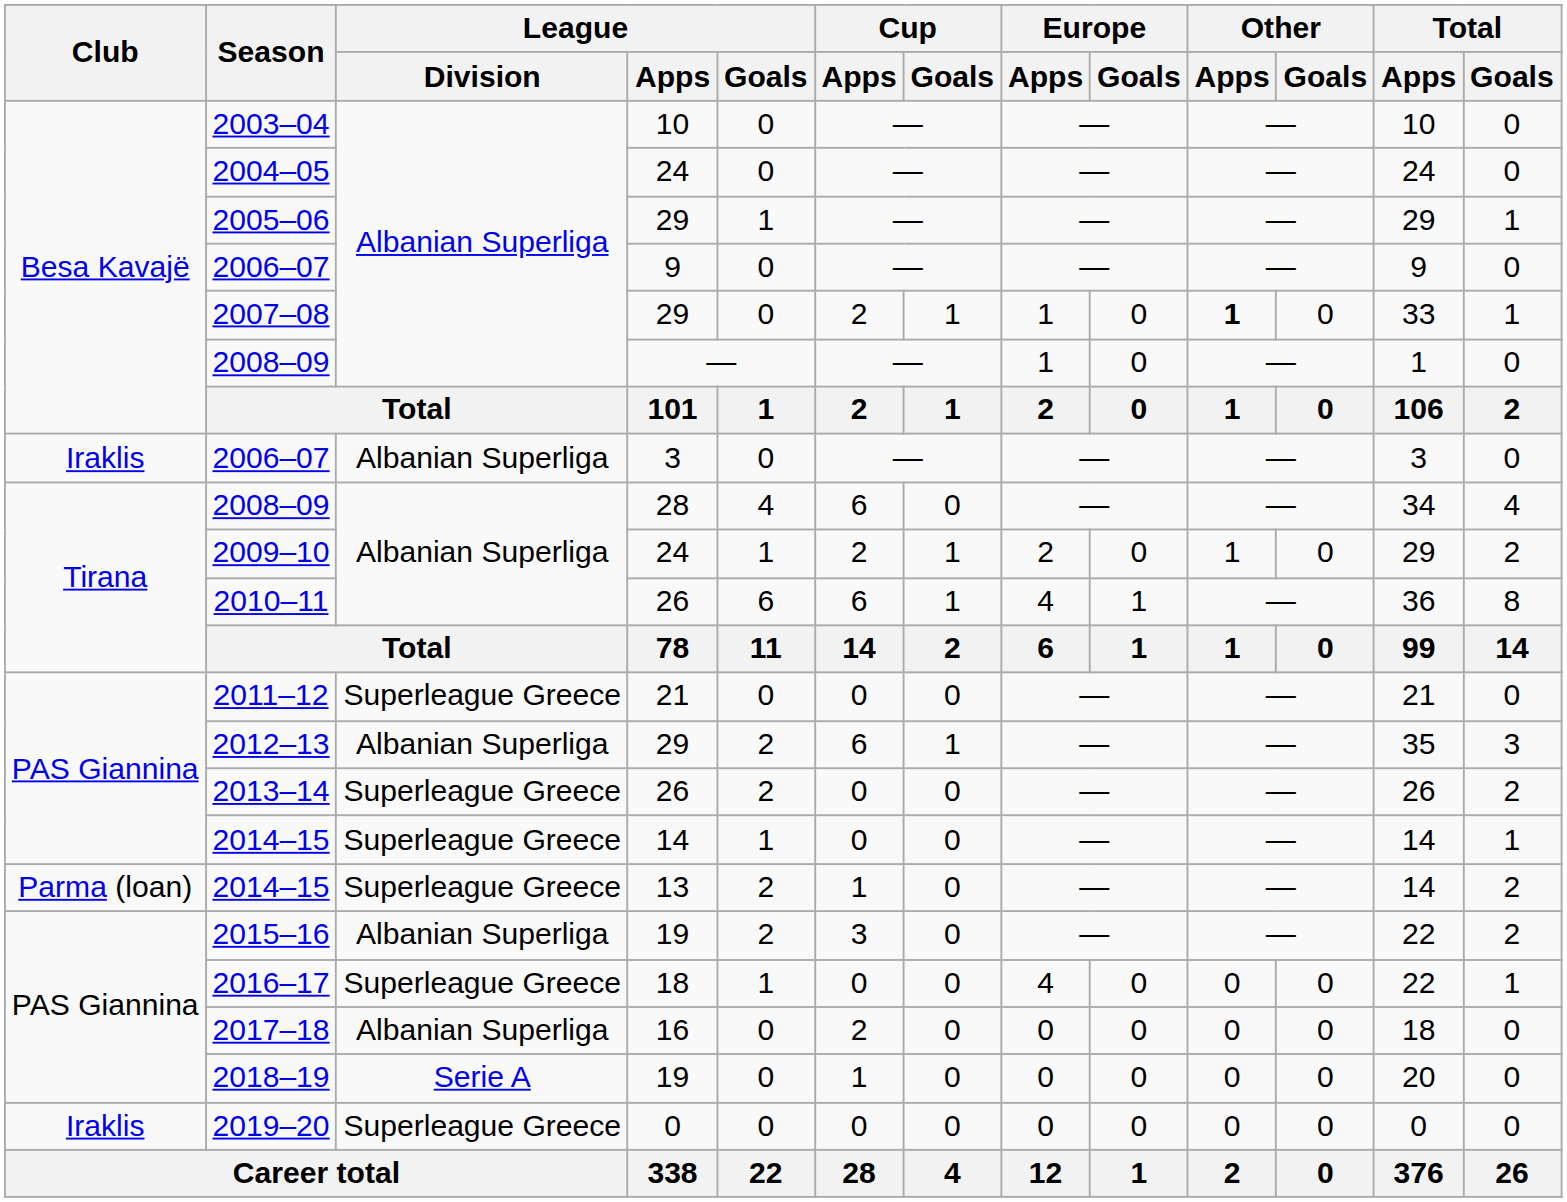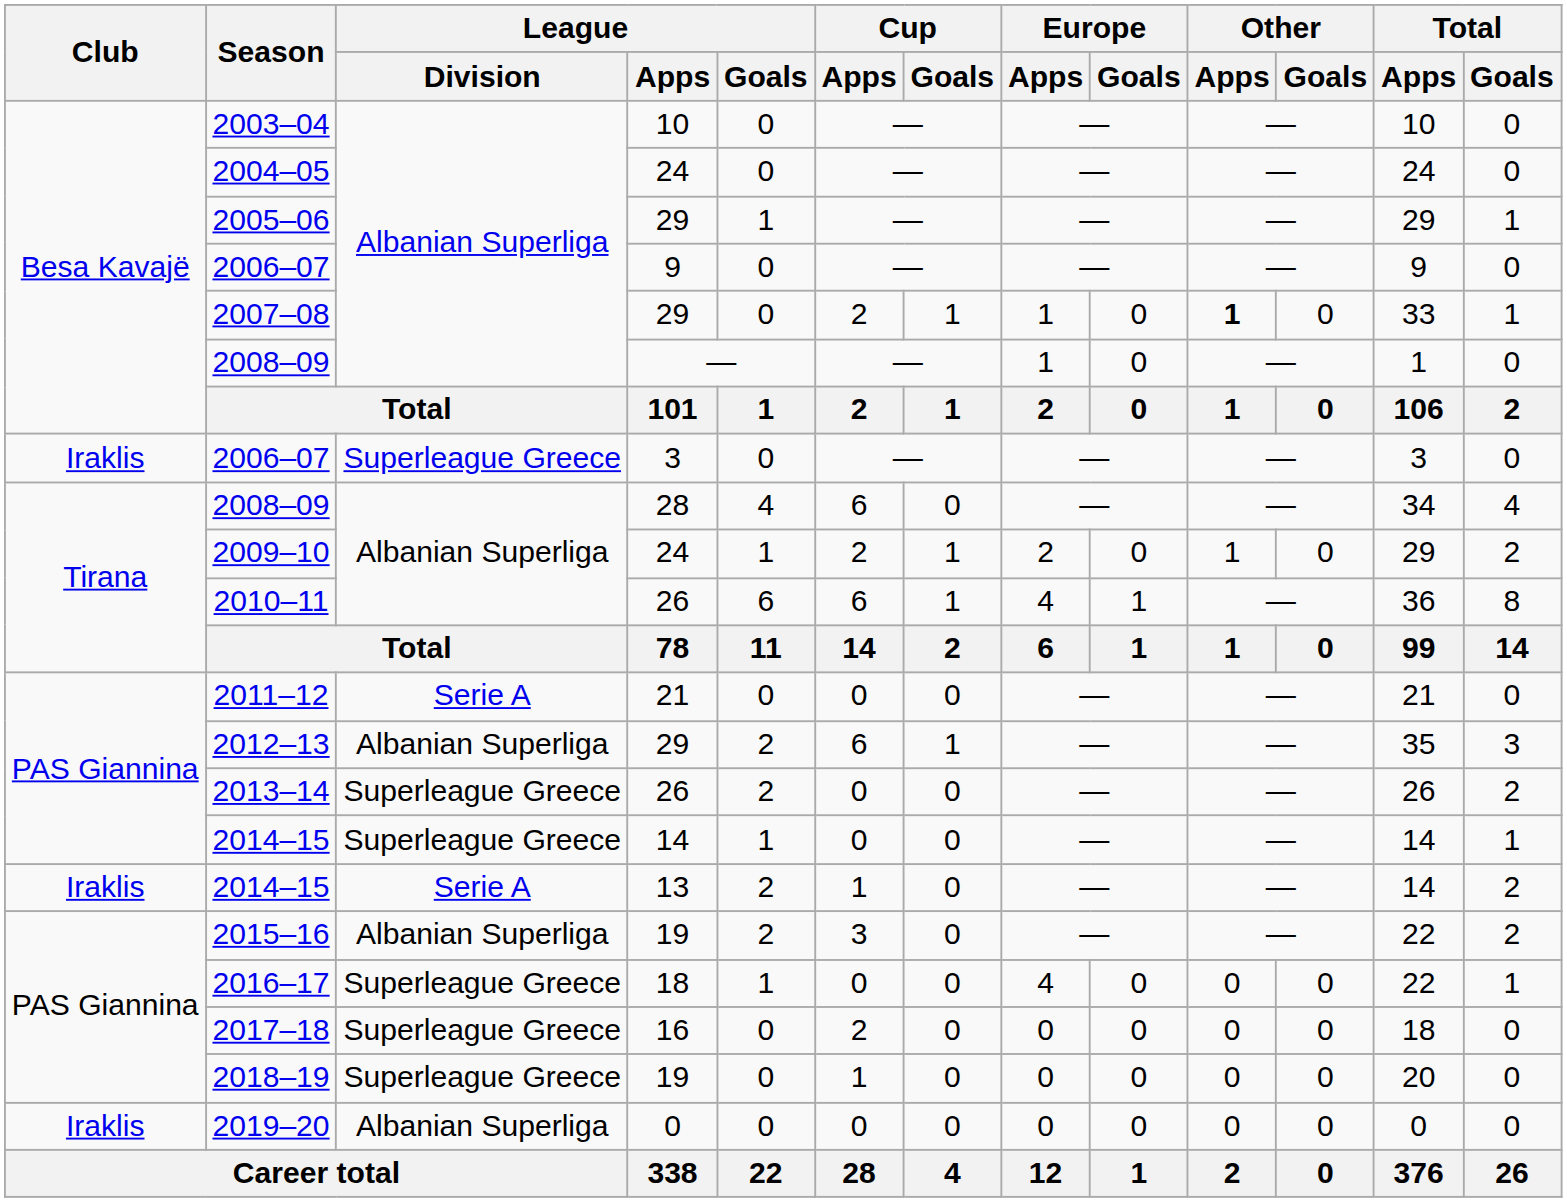(482, 457) Albanian Superliga -> (482, 457) Superleague Greece
(482, 696) Superleague Greece -> (482, 696) Serie A
(105, 887) Parma (loan) -> (105, 887) Iraklis
(482, 887) Superleague Greece -> (482, 887) Serie A
(482, 1030) Albanian Superliga -> (482, 1030) Superleague Greece
(482, 1077) Serie A -> (482, 1077) Superleague Greece
(482, 1125) Superleague Greece -> (482, 1125) Albanian Superliga
